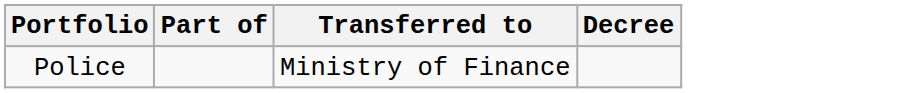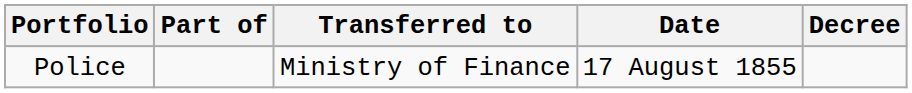+ column: (690, 26)
